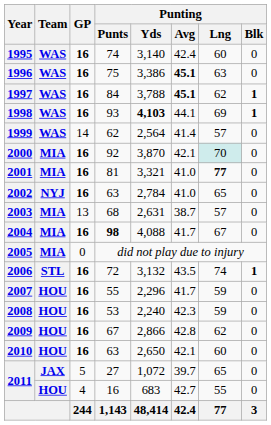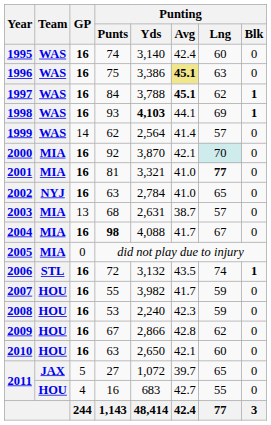(185, 73) no background -> (185, 73) khaki background
(151, 291) 2,296 -> (151, 291) 3,982
